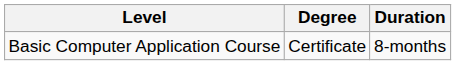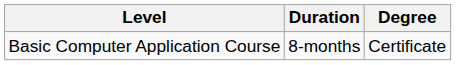columns swapped: (327, 18) <-> (410, 18)
